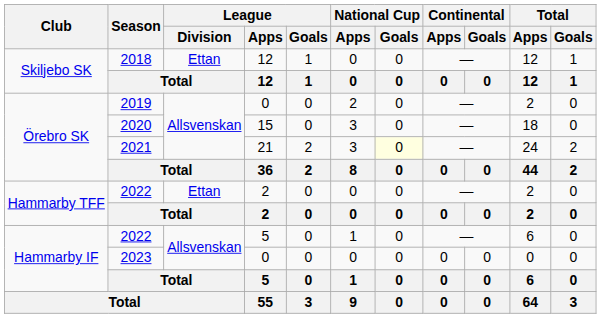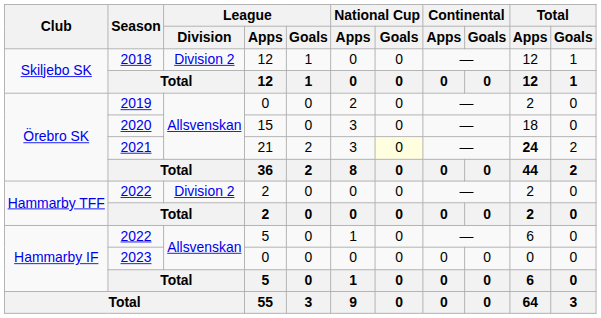(204, 59) Ettan -> (204, 59) Division 2
(530, 147) normal -> (530, 147) bold
(204, 192) Ettan -> (204, 192) Division 2
